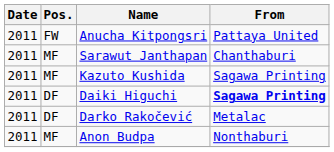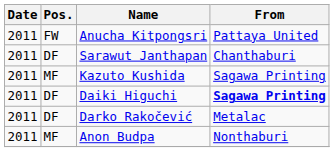(51, 55) MF -> (51, 55) DF
